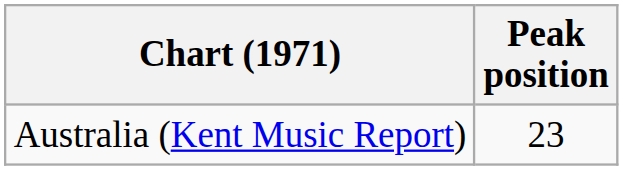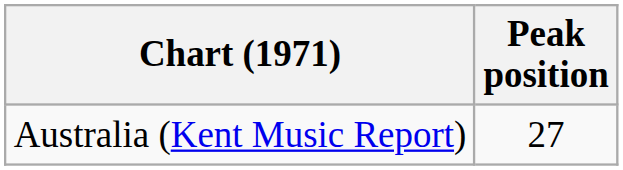(546, 134) 23 -> (546, 134) 27
